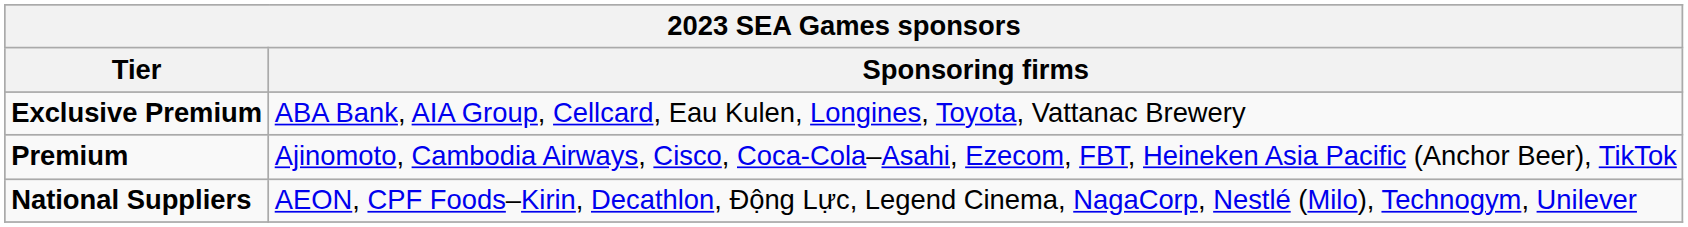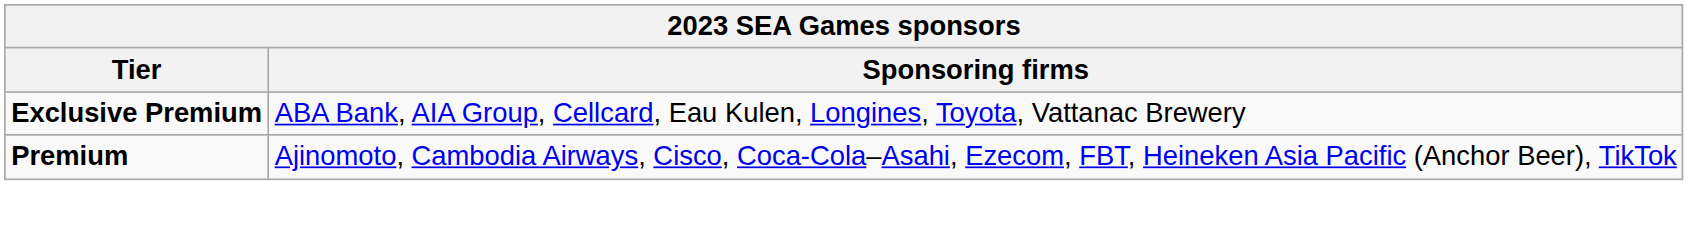- row: (131, 199)
